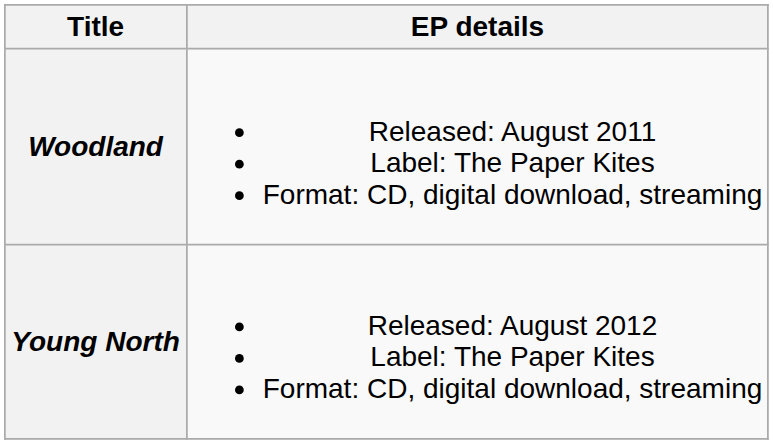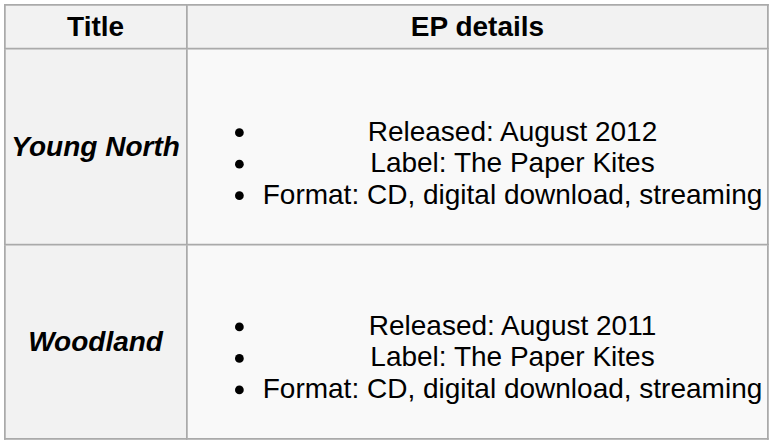rows swapped: (96, 146) <-> (96, 341)
